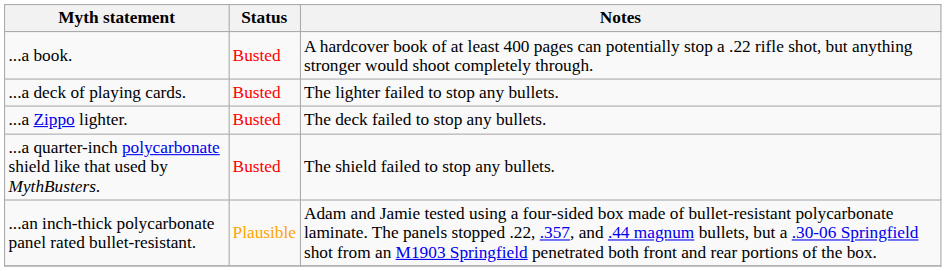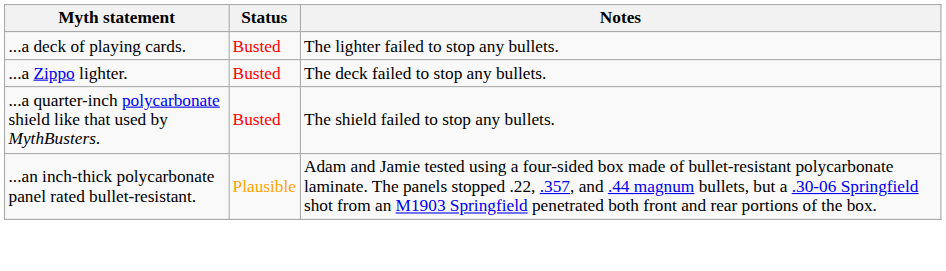- row: (40, 55)
